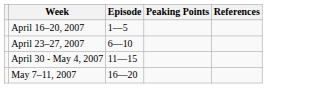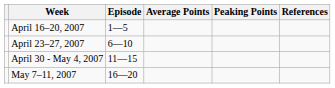+ column: (178, 12)
